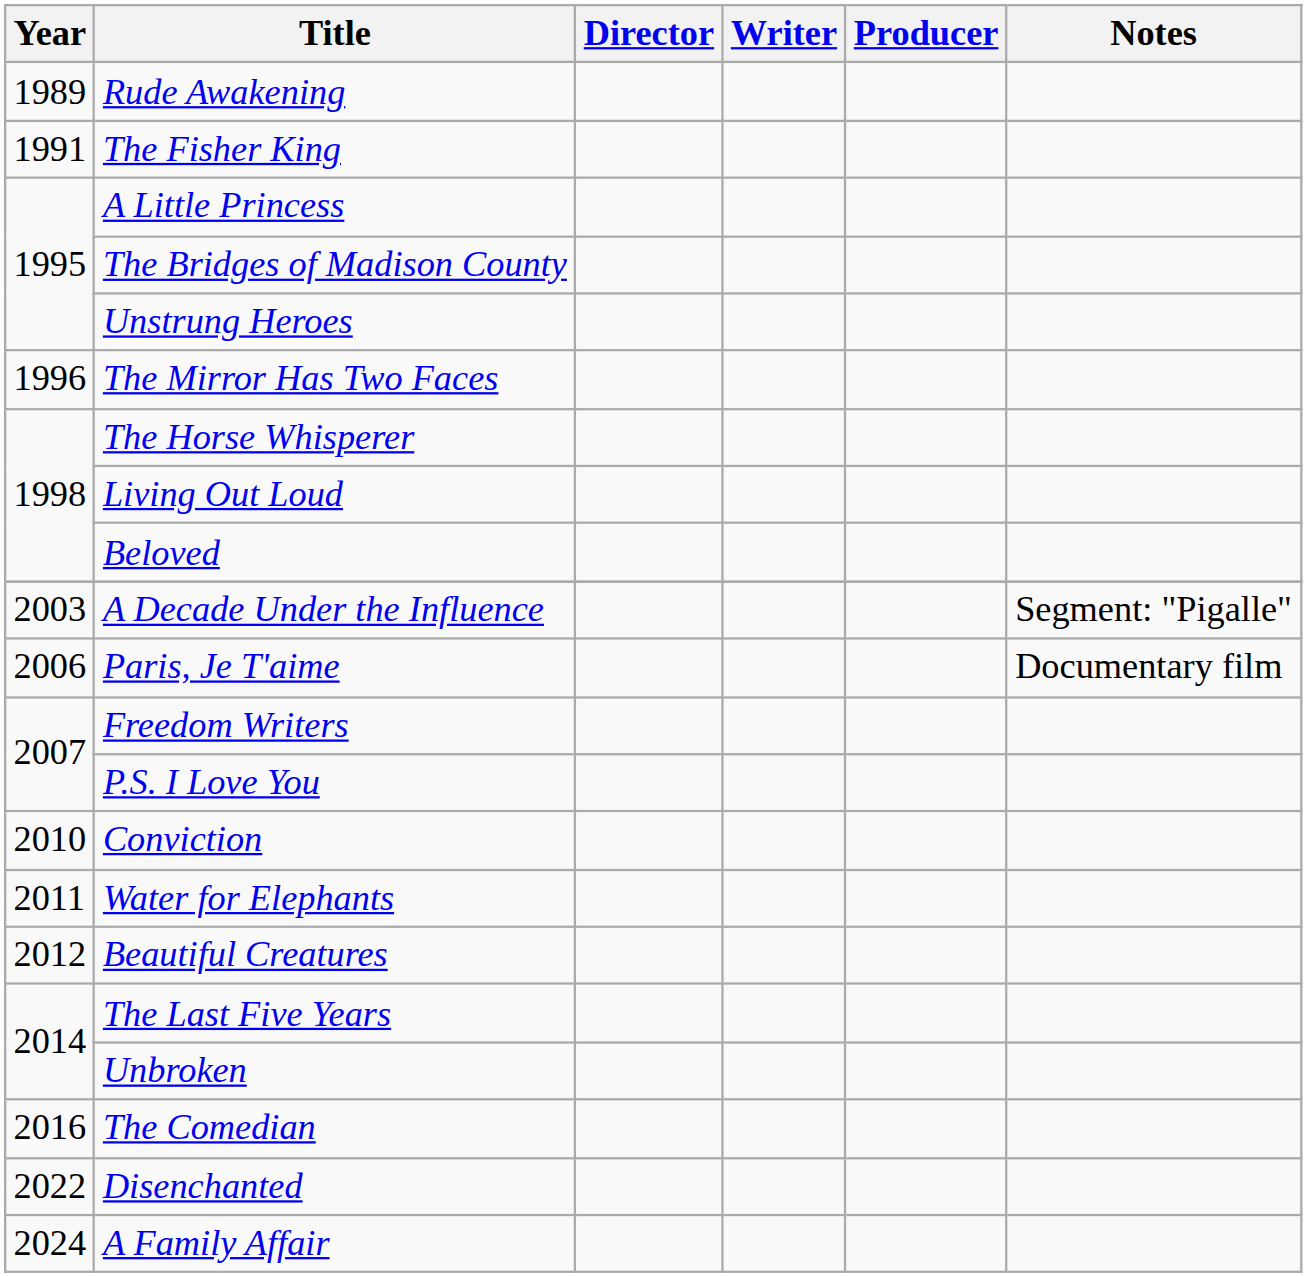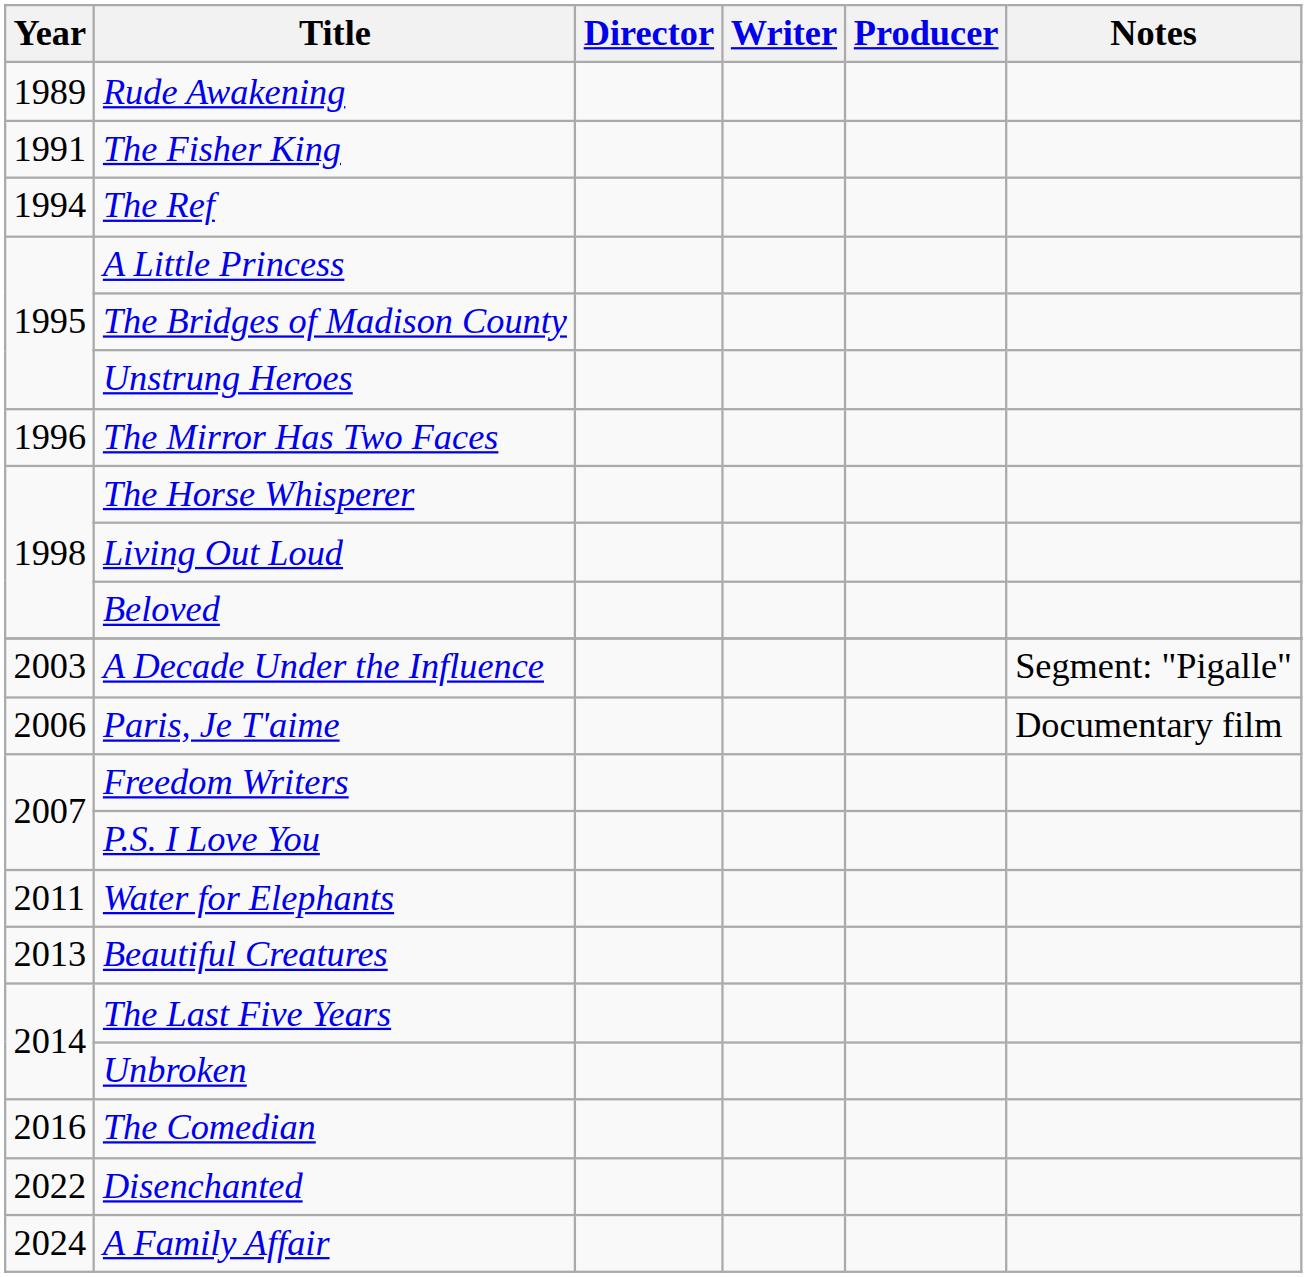+ row: (159, 206)
- row: (183, 839)
(50, 954) 2012 -> (50, 954) 2013
